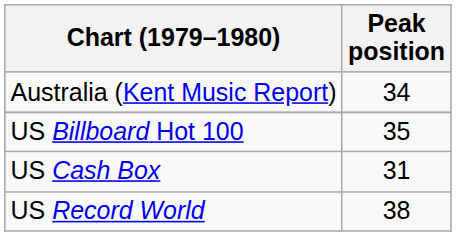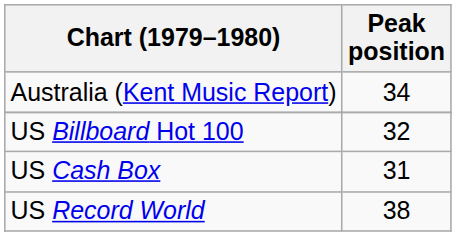(397, 131) 35 -> (397, 131) 32
